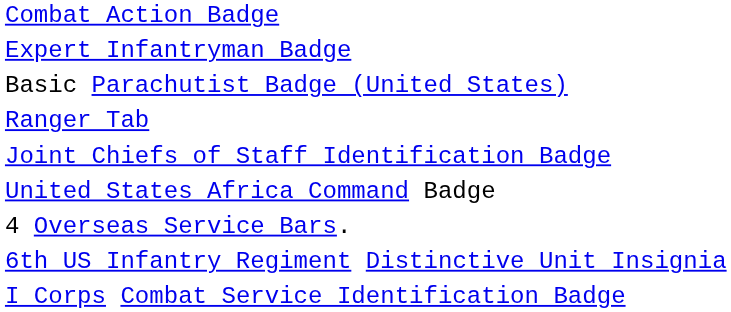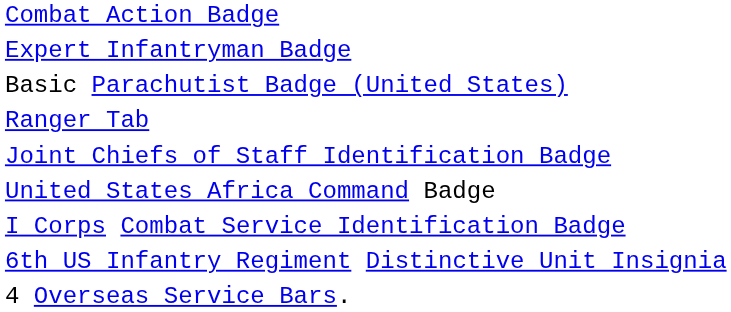rows swapped: (315, 297) <-> (178, 226)
